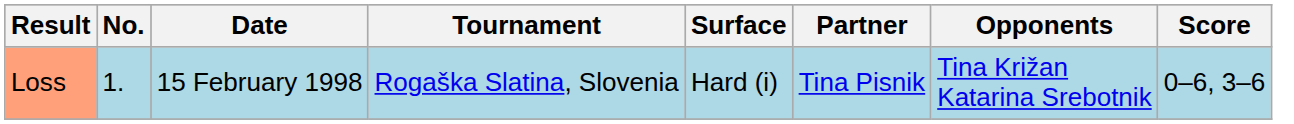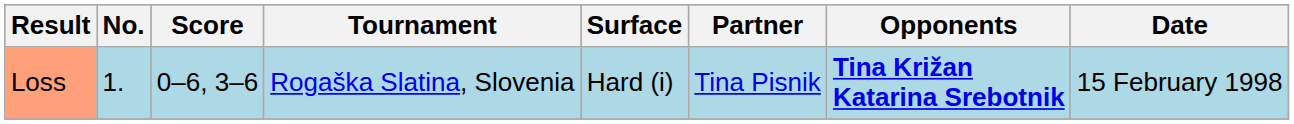columns swapped: (260, 25) <-> (1215, 25)
(1044, 82) normal -> (949, 82) bold
